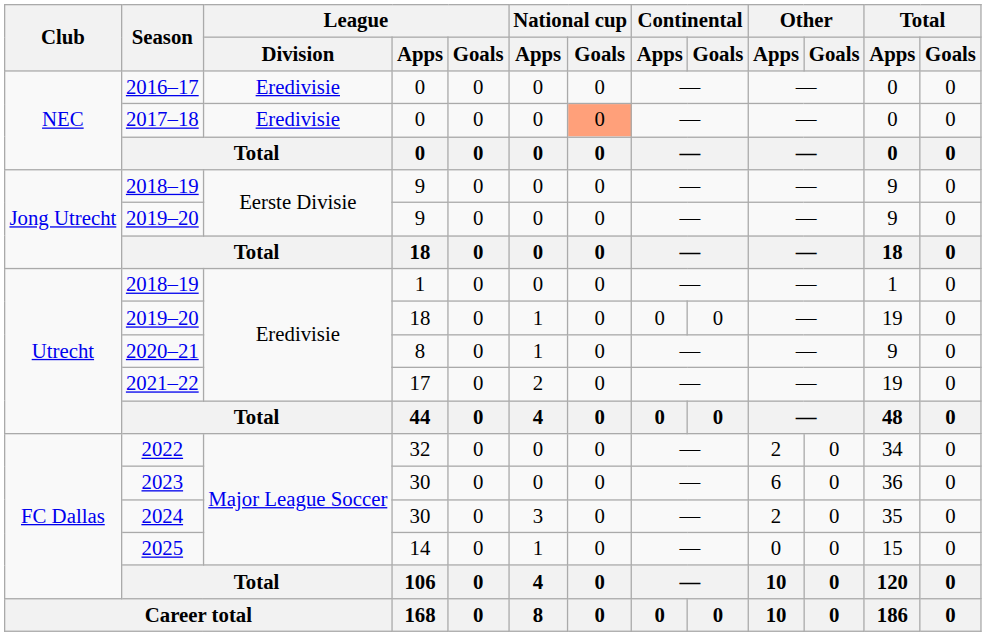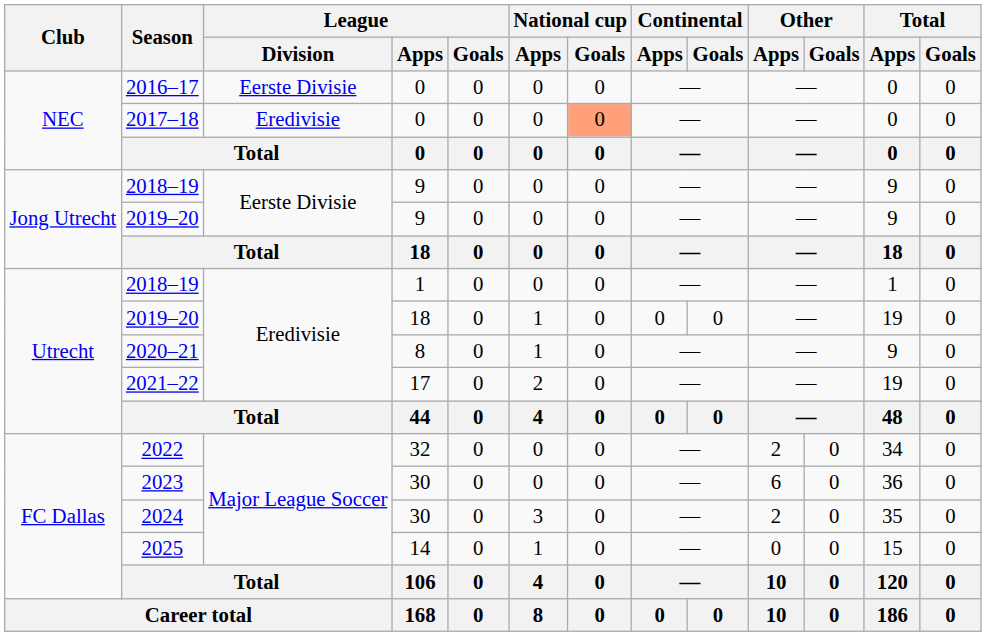(298, 86) Eredivisie -> (298, 86) Eerste Divisie
